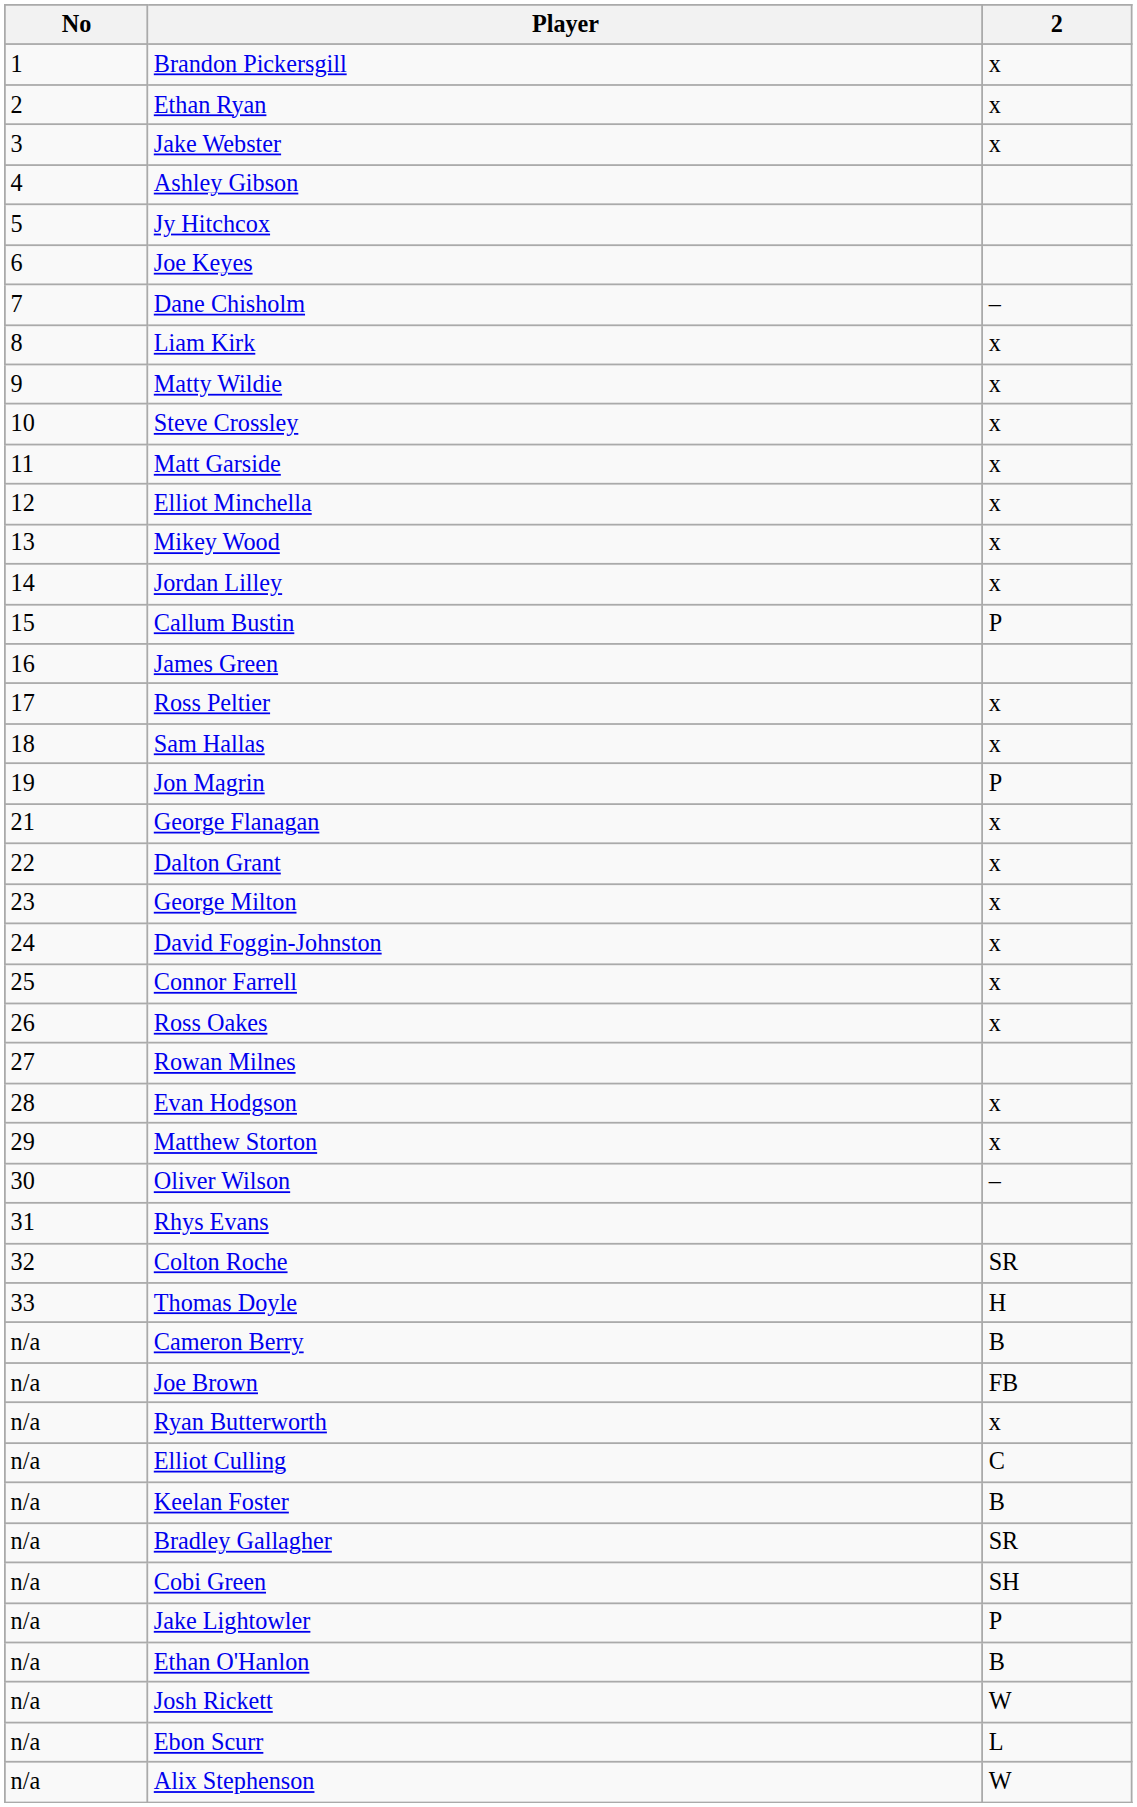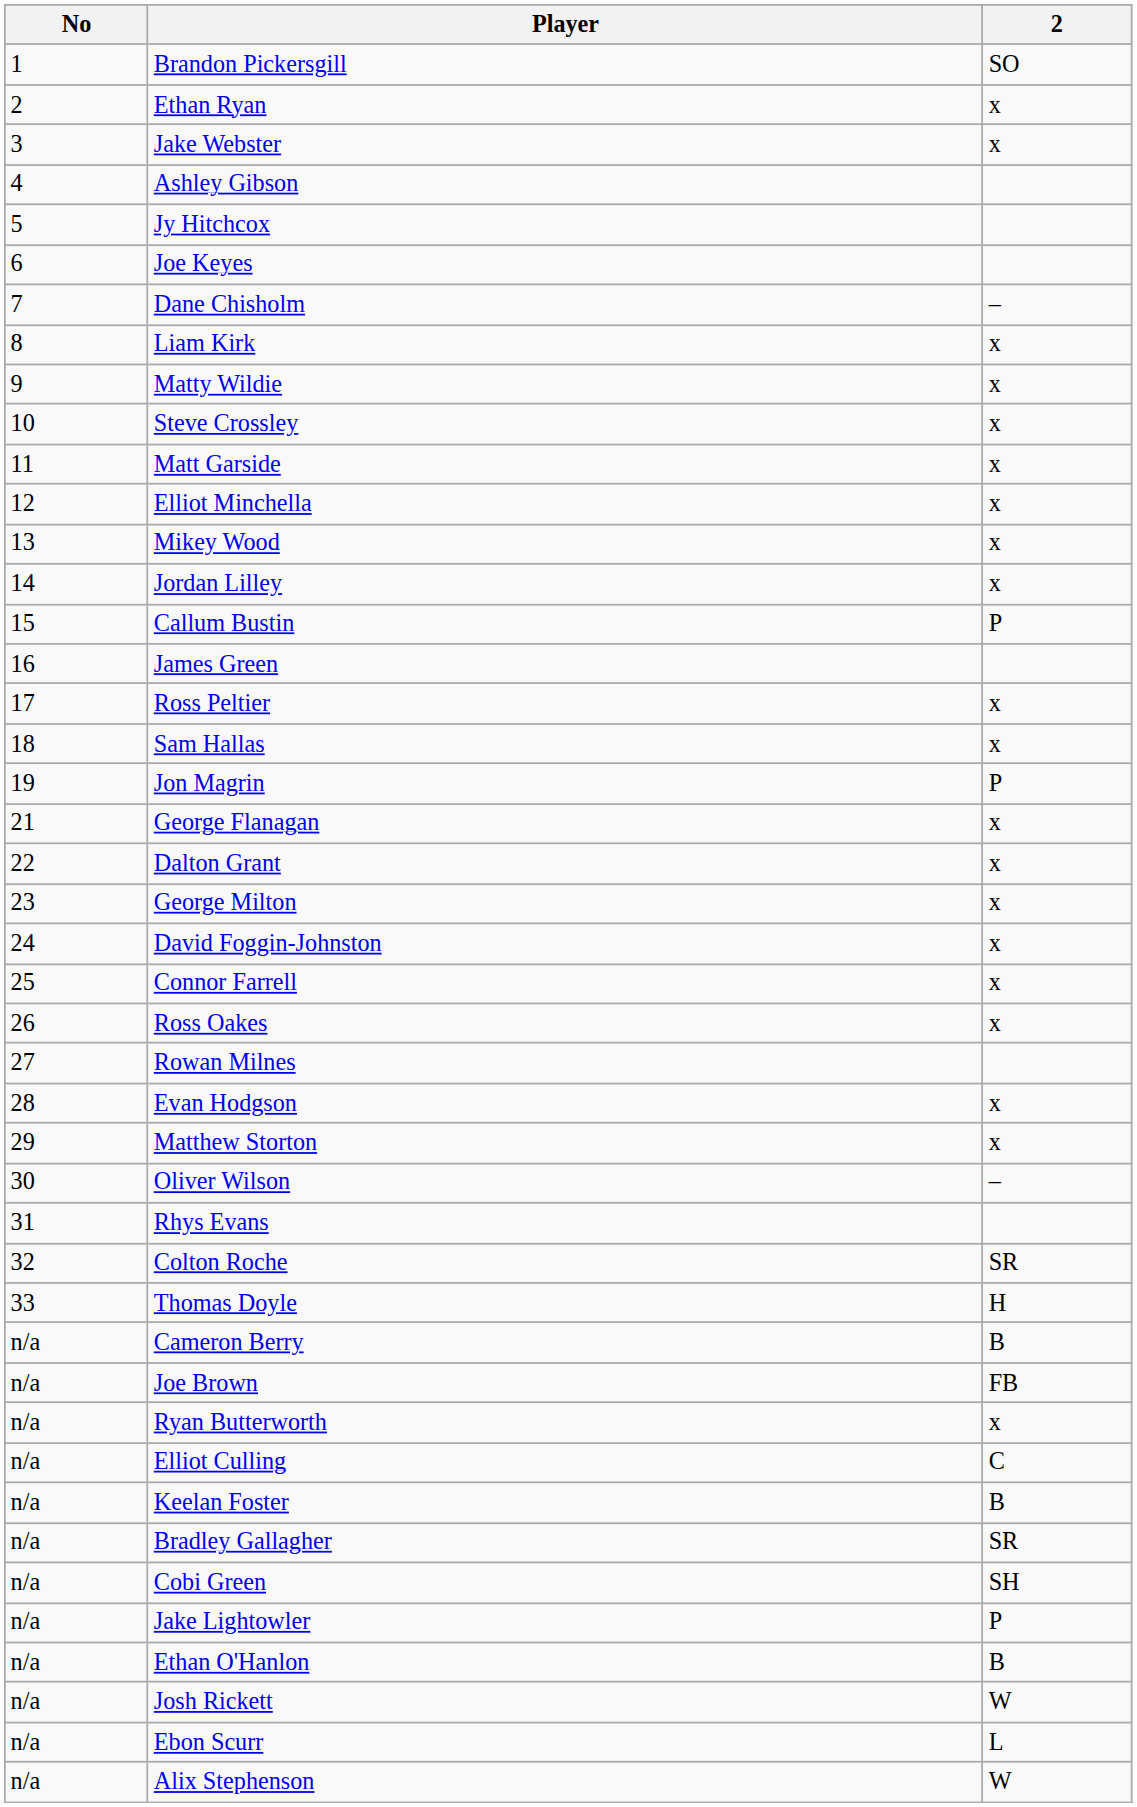(995, 64) x -> (1004, 64) SO
